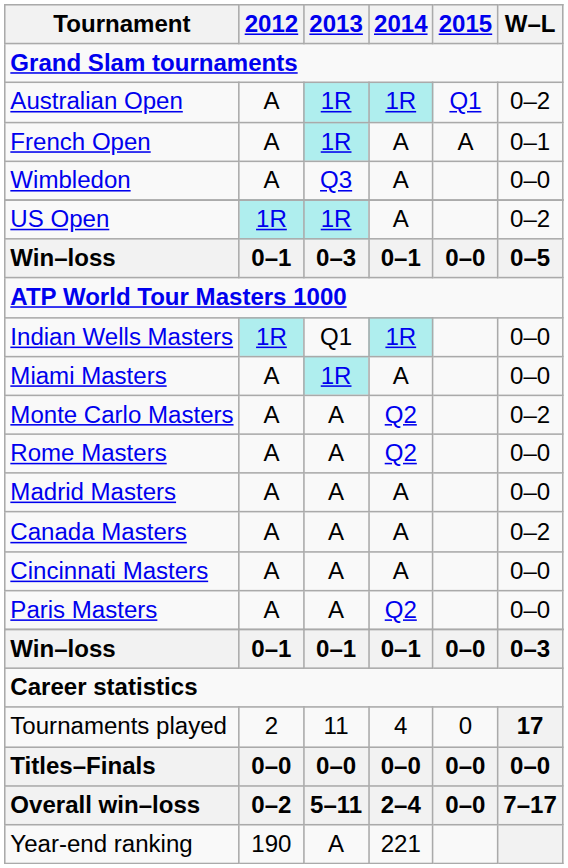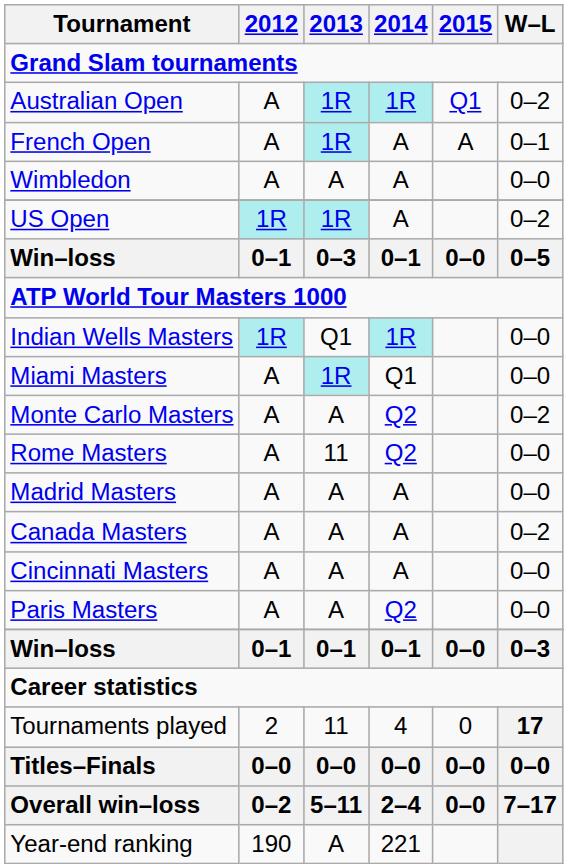(336, 179) Q3 -> (336, 179) A
(401, 374) A -> (401, 374) Q1
(336, 452) A -> (336, 452) 11
